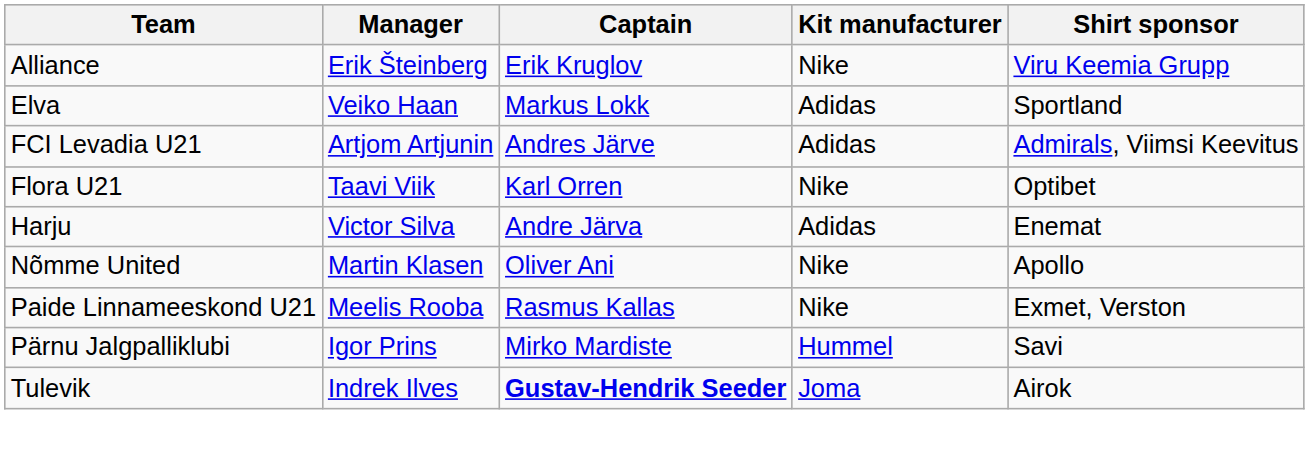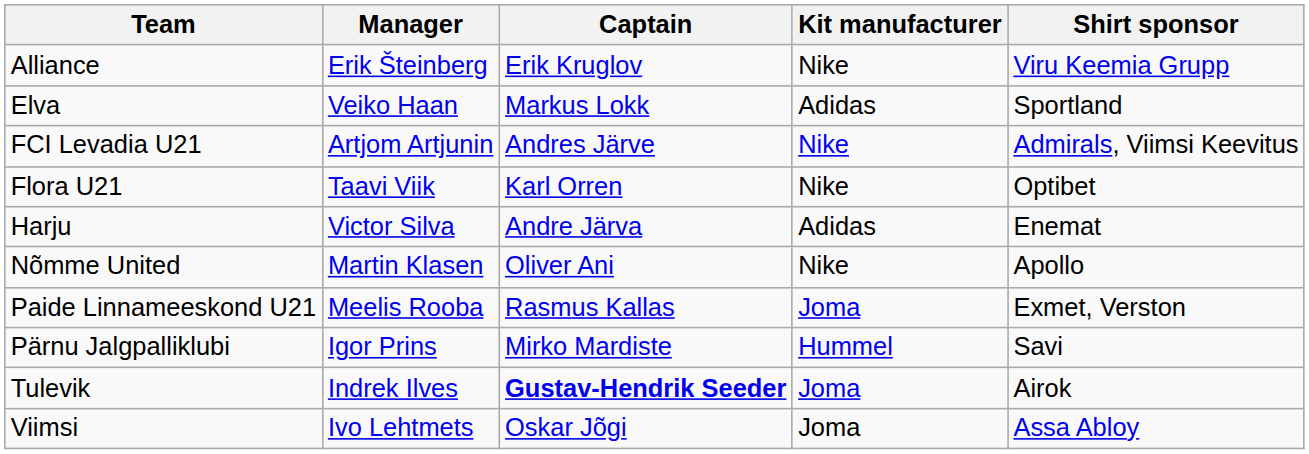(837, 145) Adidas -> (824, 145) Nike
(824, 307) Nike -> (829, 307) Joma
+ row: (44, 428)
